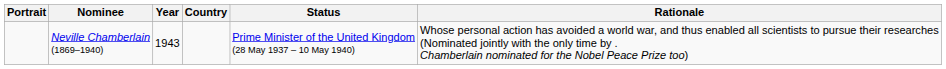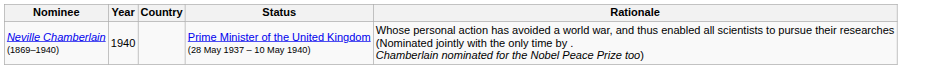- column: (27, 13)
(167, 43) 1943 -> (123, 43) 1940
